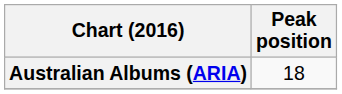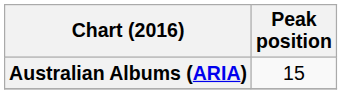(294, 72) 18 -> (294, 72) 15
